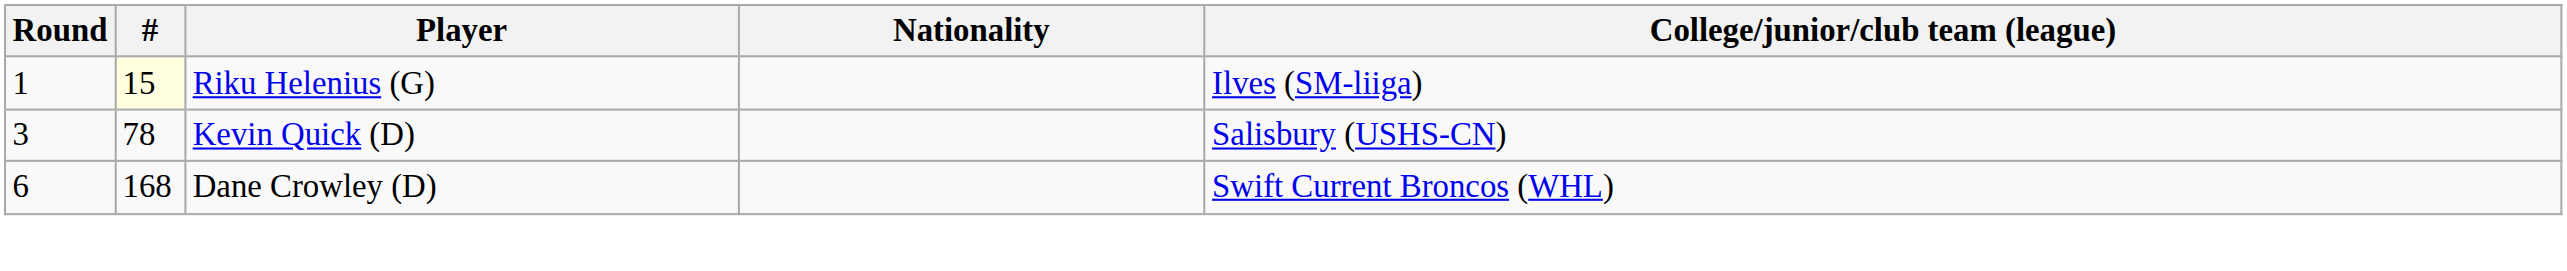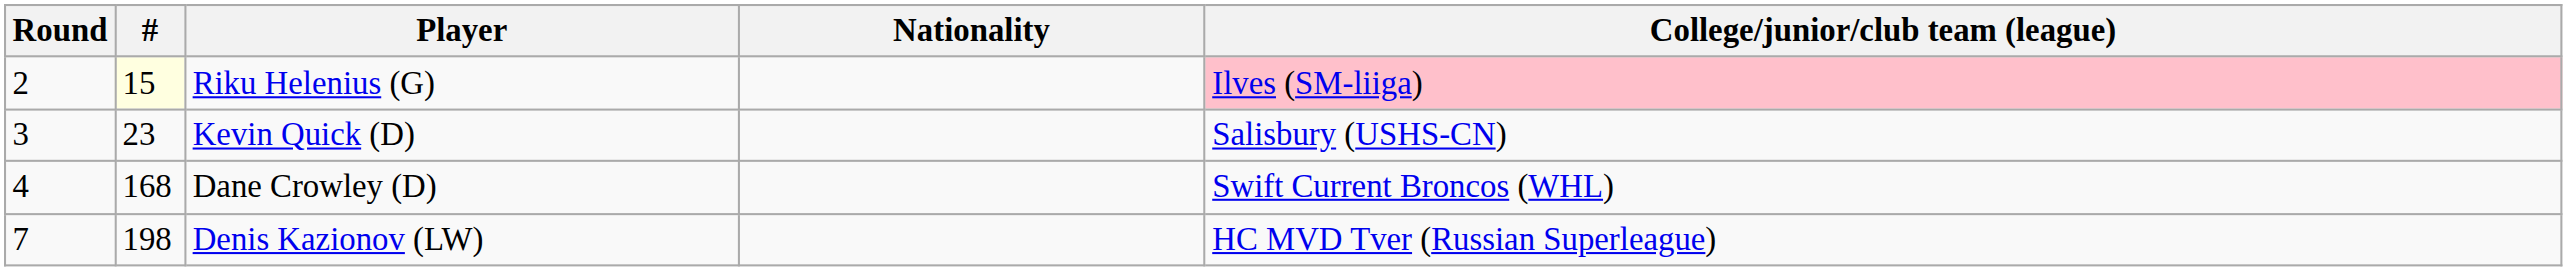(21, 82) 1 -> (21, 82) 2
(1317, 82) no background -> (1317, 82) pink background
(139, 134) 78 -> (139, 134) 23
(21, 186) 6 -> (21, 186) 4
+ row: (338, 238)
